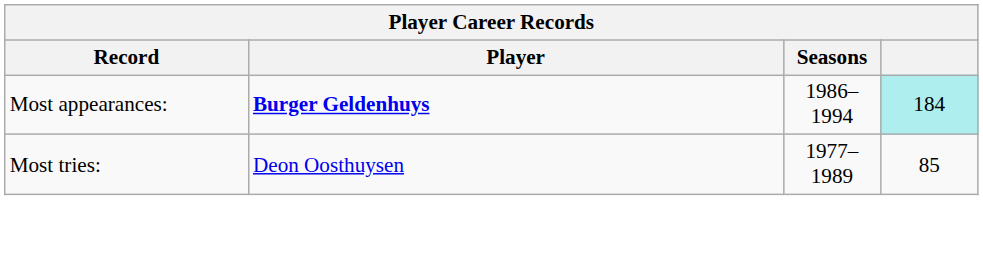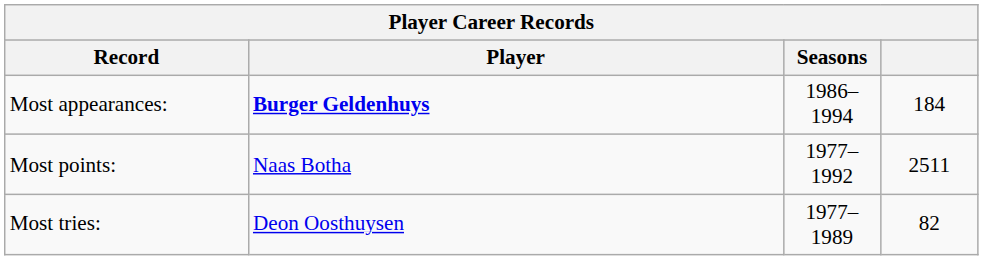(929, 104) paleturquoise background -> (929, 104) no background
+ row: (63, 164)
(929, 164) 85 -> (929, 224) 82
